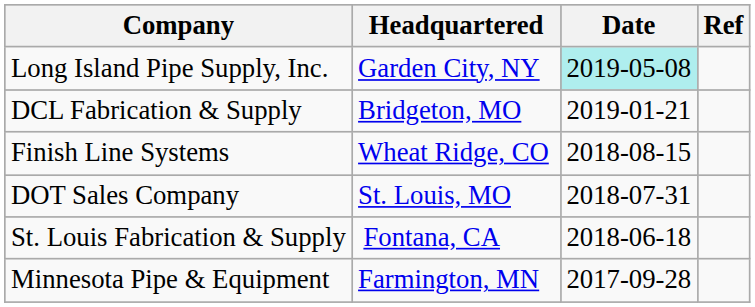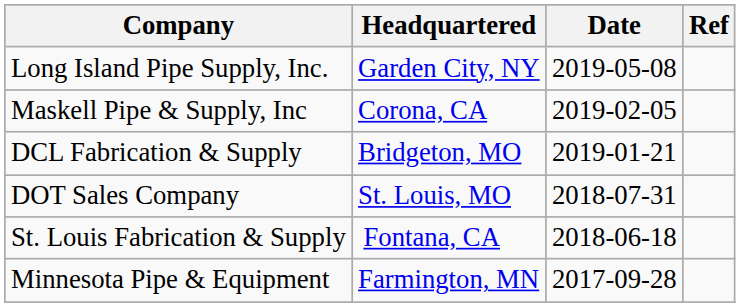(629, 68) paleturquoise background -> (614, 68) no background
+ row: (159, 110)
- row: (120, 152)
